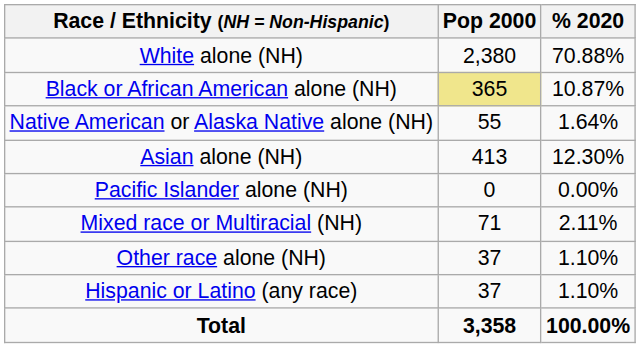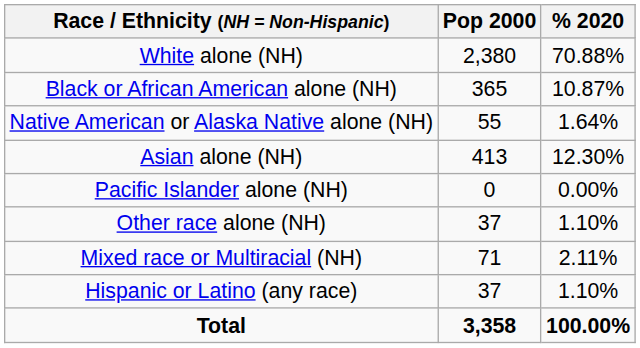(490, 88) khaki background -> (490, 88) no background
rows swapped: (221, 257) <-> (221, 223)
